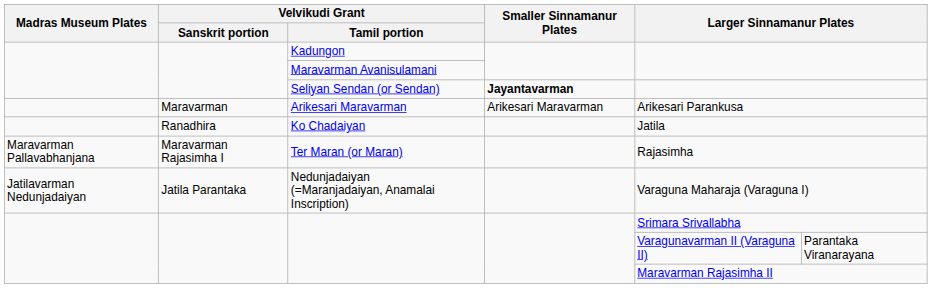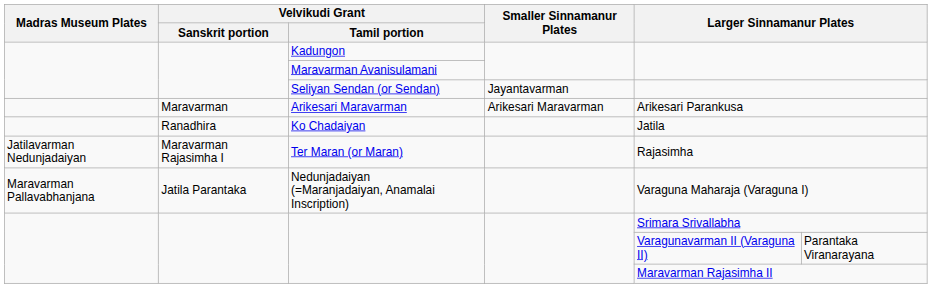(530, 88) bold -> (528, 88) normal
(51, 151) Maravarman Pallavabhanjana -> (47, 151) Jatilavarman Nedunjadaiyan
(47, 190) Jatilavarman Nedunjadaiyan -> (51, 190) Maravarman Pallavabhanjana
